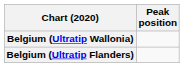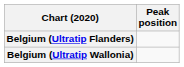rows swapped: (70, 54) <-> (70, 39)
